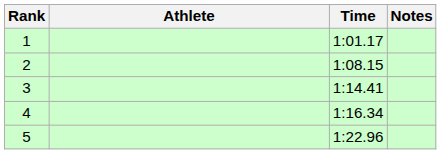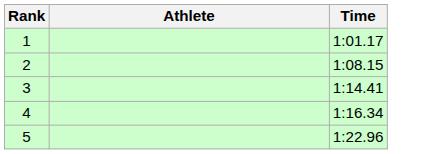- column: (412, 16)
